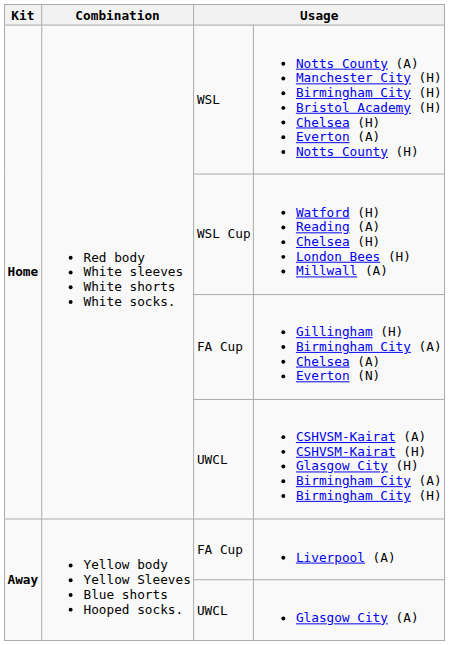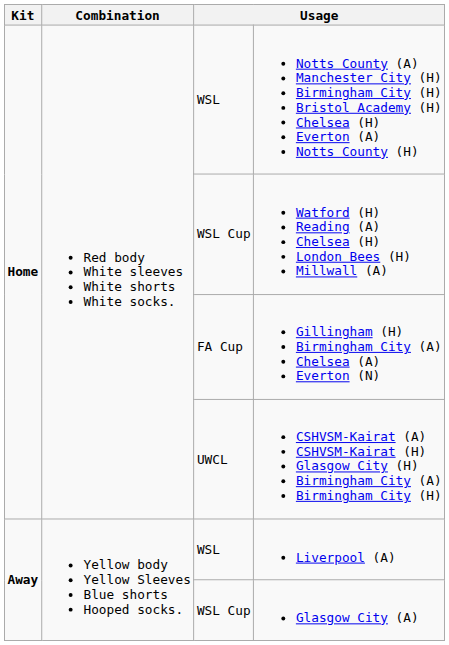(220, 549) FA Cup -> (208, 549) WSL
(212, 610) UWCL -> (224, 610) WSL Cup
